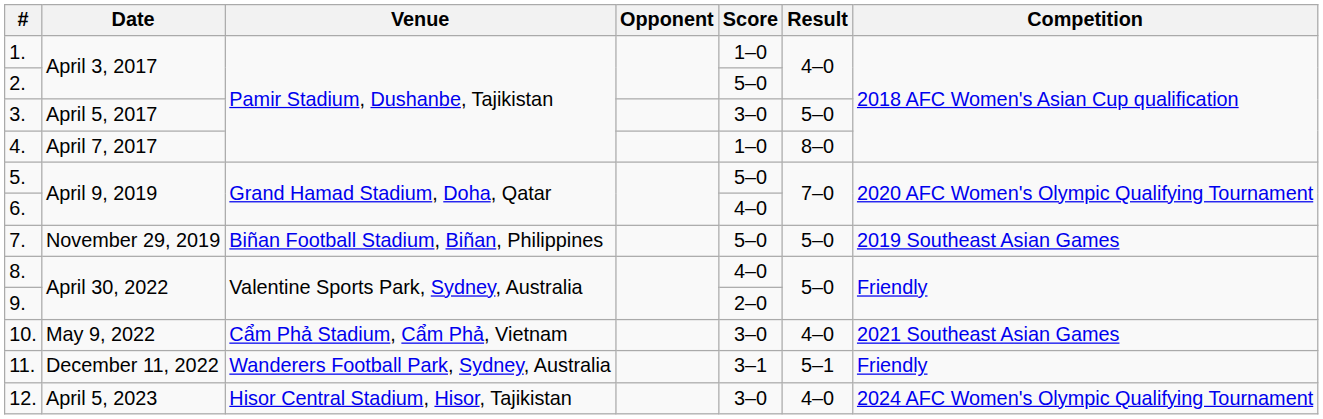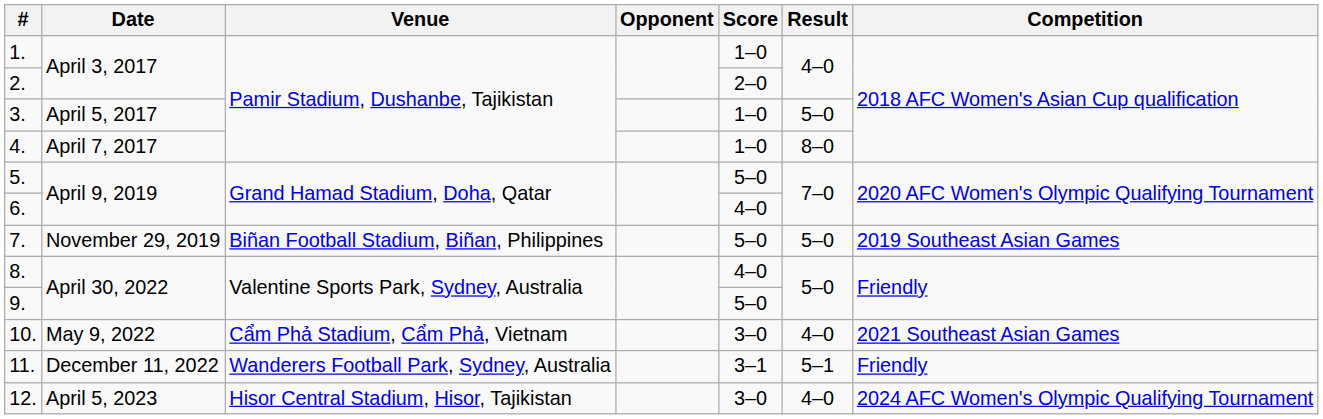(750, 83) 5–0 -> (750, 83) 2–0
(750, 114) 3–0 -> (750, 114) 1–0
(750, 303) 2–0 -> (750, 303) 5–0
